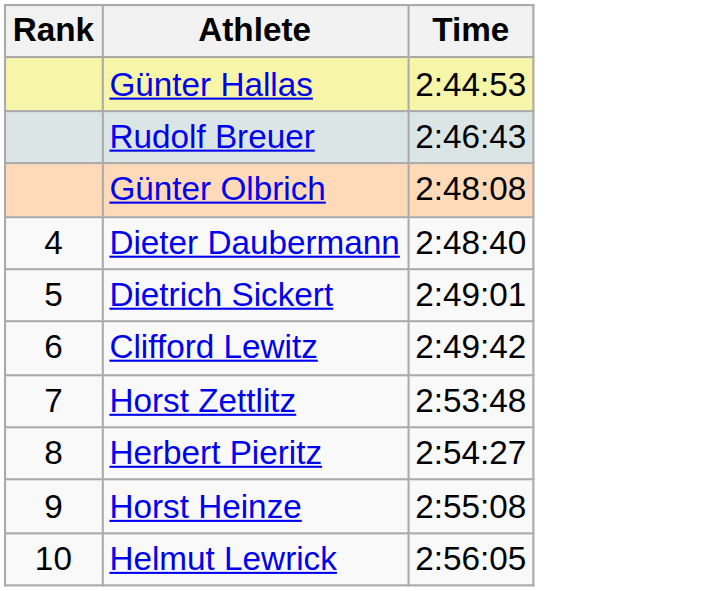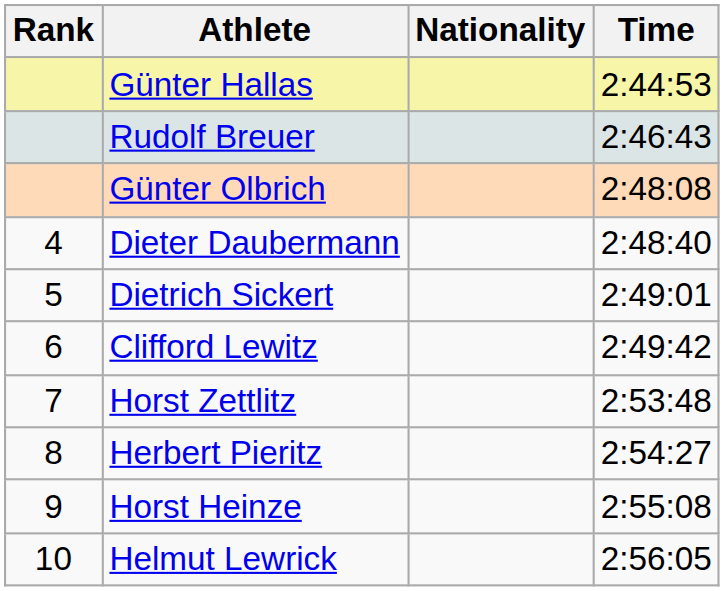+ column: (500, 30)
